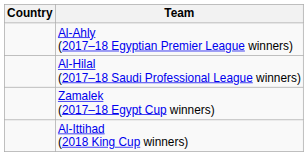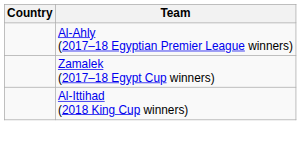- row: (179, 71)
